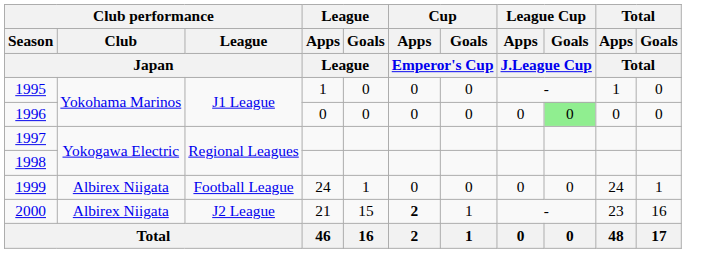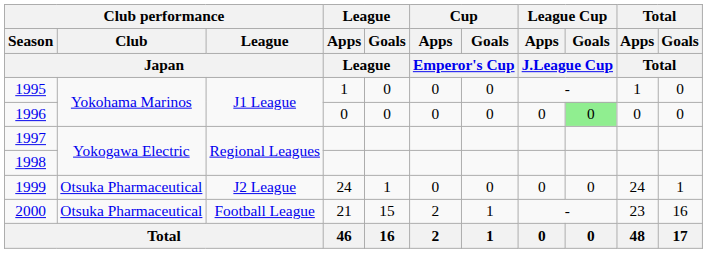(121, 187) Albirex Niigata -> (131, 187) Otsuka Pharmaceutical
(244, 187) Football League -> (265, 187) J2 League
(121, 211) Albirex Niigata -> (131, 211) Otsuka Pharmaceutical
(244, 211) J2 League -> (265, 211) Football League
(414, 211) bold -> (435, 211) normal
